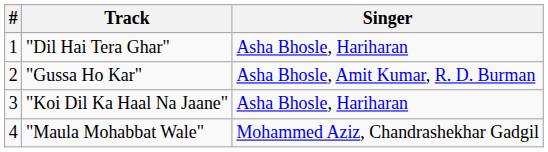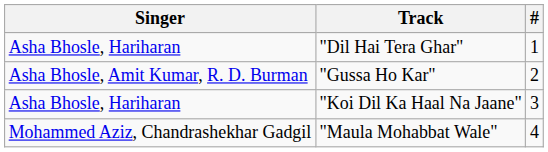columns swapped: (13, 18) <-> (388, 18)
